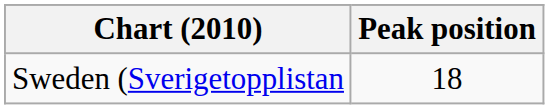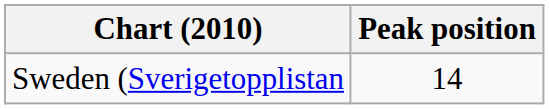(447, 77) 18 -> (447, 77) 14
